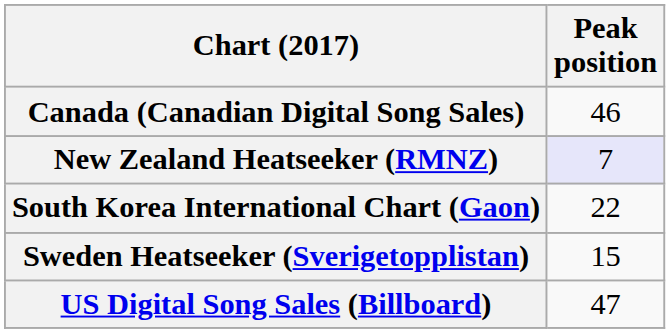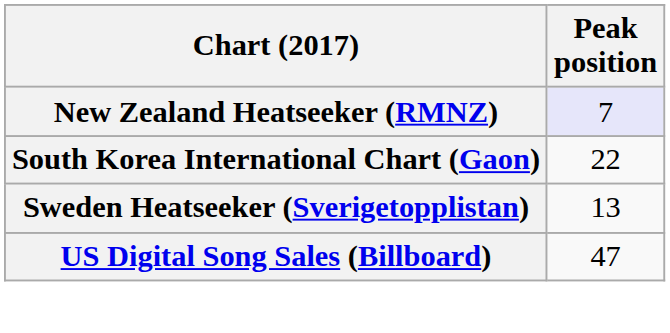- row: (276, 111)
(606, 255) 15 -> (606, 207) 13
